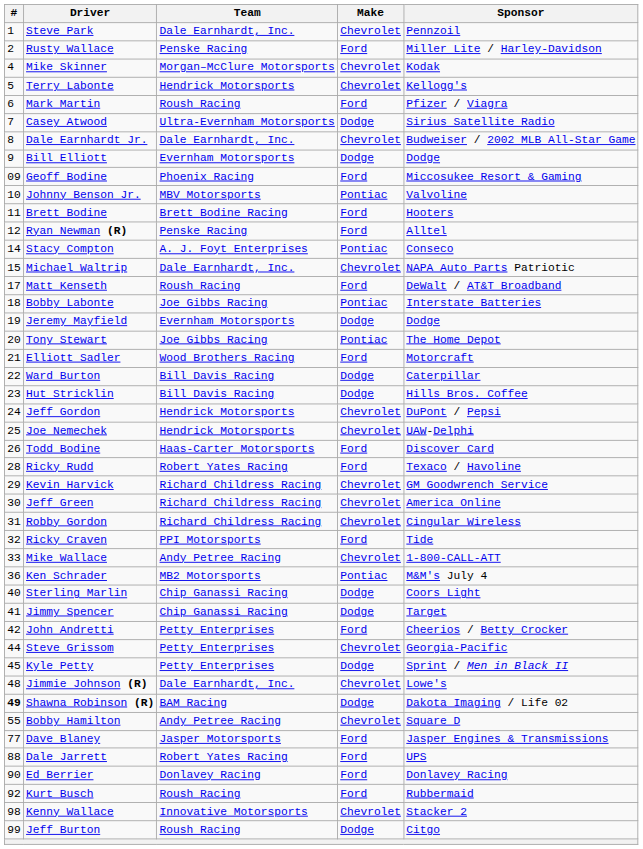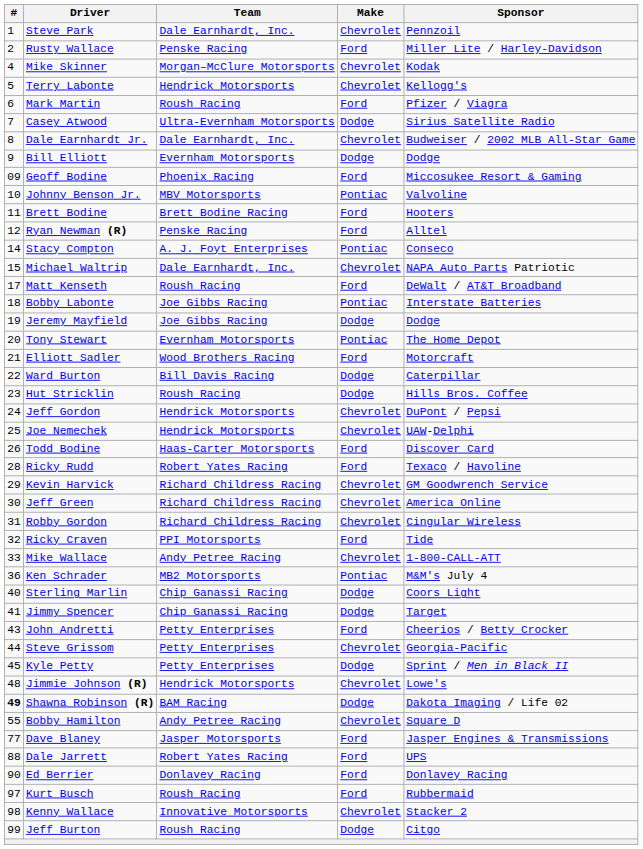(227, 322) Evernham Motorsports -> (213, 322) Joe Gibbs Racing
(213, 340) Joe Gibbs Racing -> (227, 340) Evernham Motorsports
(217, 395) Bill Davis Racing -> (200, 395) Roush Racing
(14, 631) 42 -> (14, 631) 43
(227, 685) Dale Earnhardt, Inc. -> (227, 685) Hendrick Motorsports
(14, 794) 92 -> (14, 794) 97
